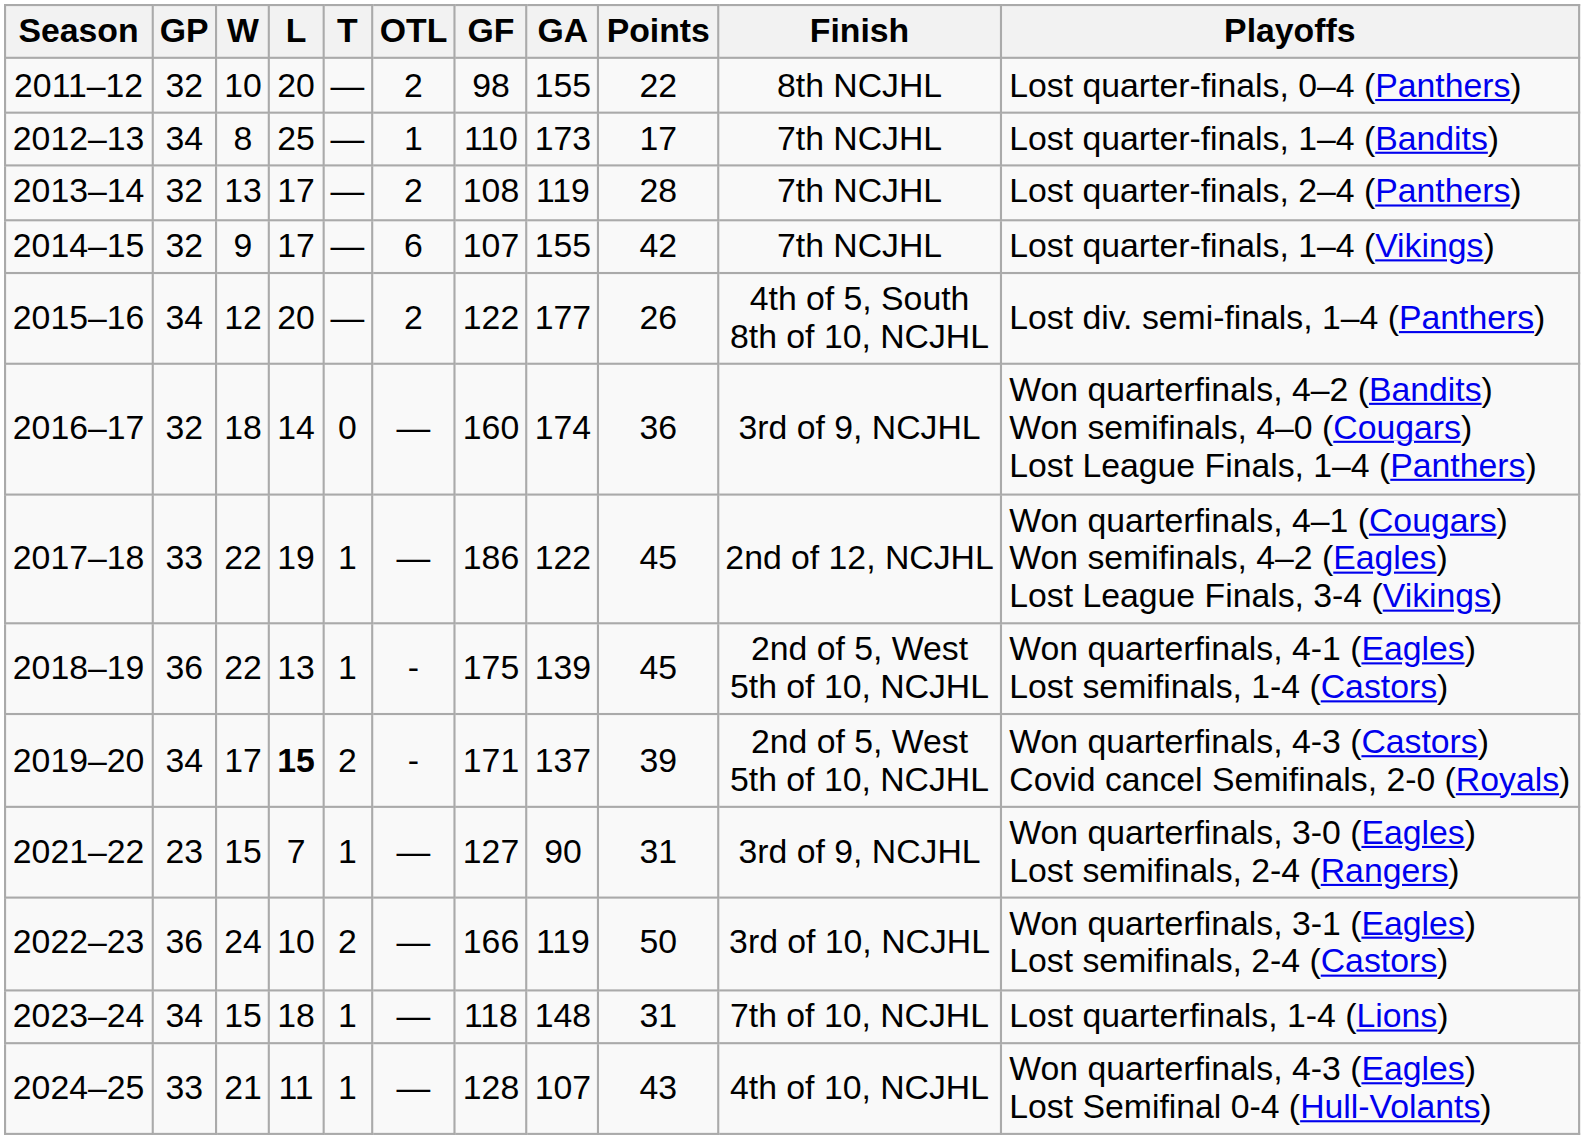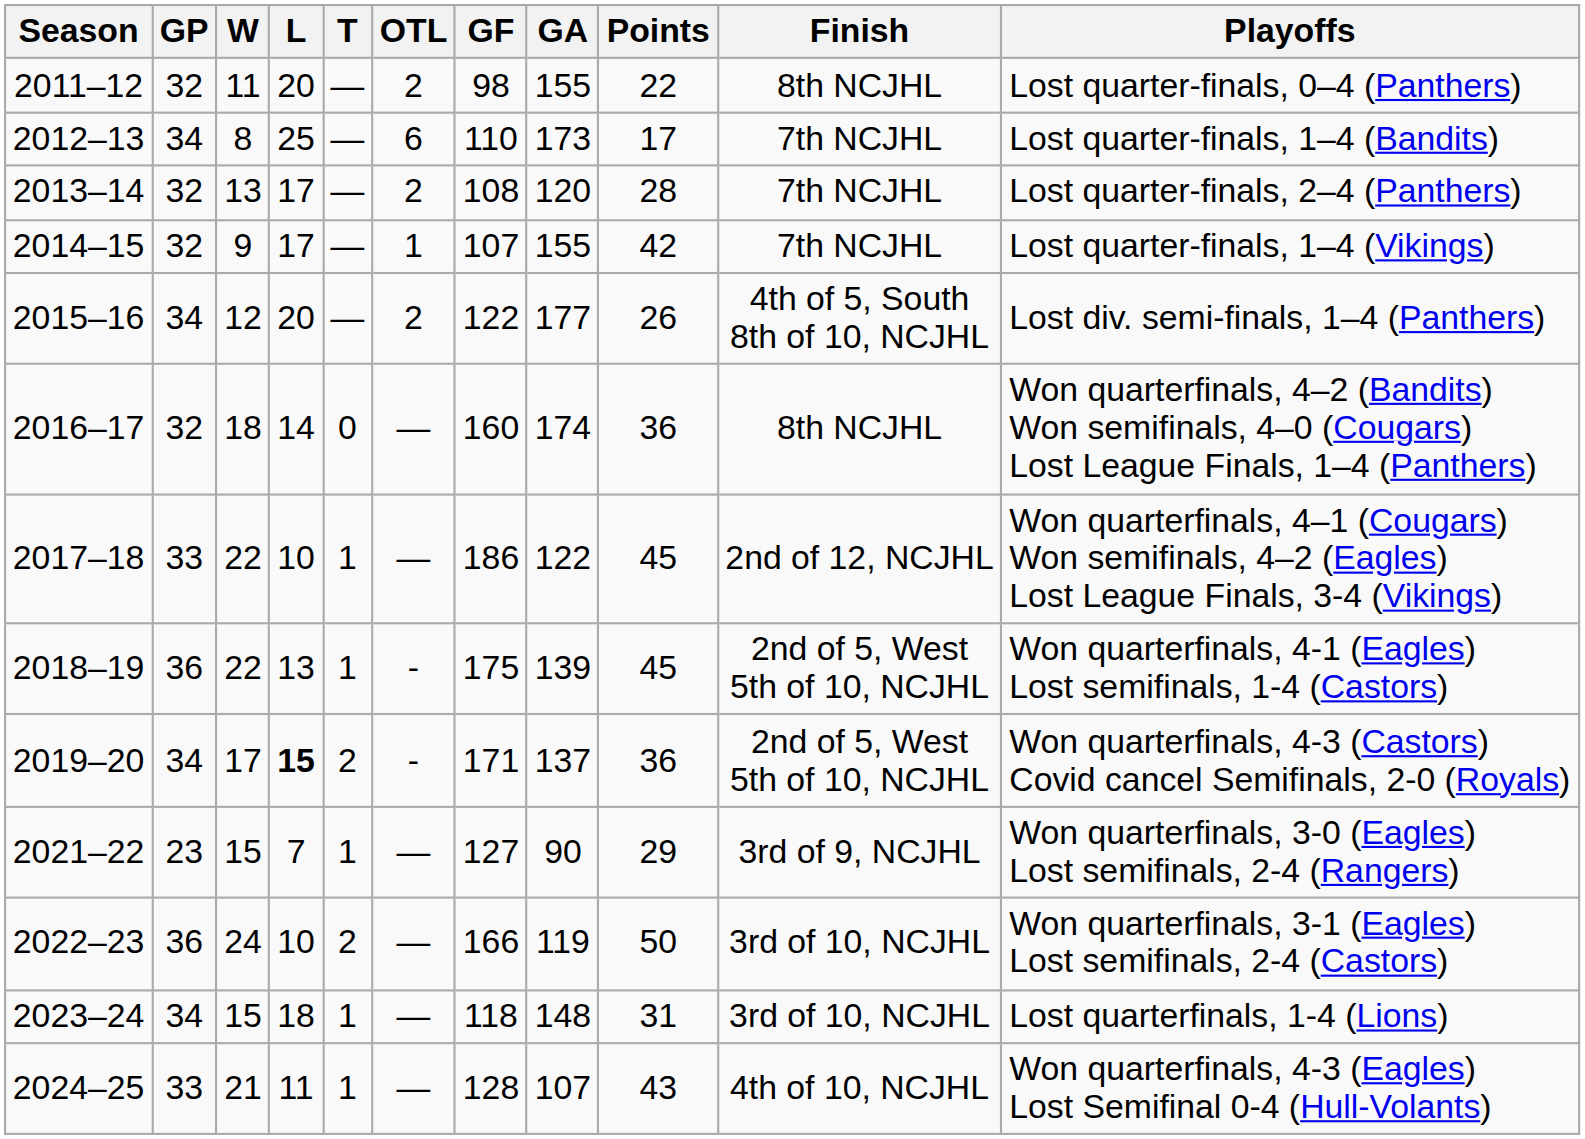(243, 84) 10 -> (243, 84) 11
(414, 138) 1 -> (414, 138) 6
(563, 191) 119 -> (563, 191) 120
(414, 245) 6 -> (414, 245) 1
(860, 428) 3rd of 9, NCJHL -> (860, 428) 8th NCJHL
(296, 557) 19 -> (296, 557) 10
(658, 760) 39 -> (658, 760) 36
(658, 851) 31 -> (658, 851) 29
(860, 1015) 7th of 10, NCJHL -> (860, 1015) 3rd of 10, NCJHL
